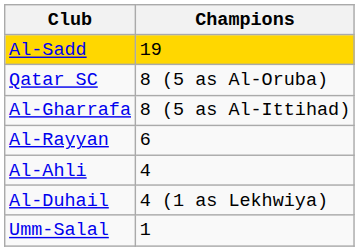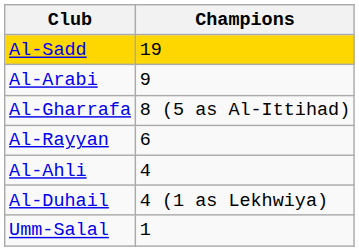+ row: (53, 80)
- row: (53, 80)
